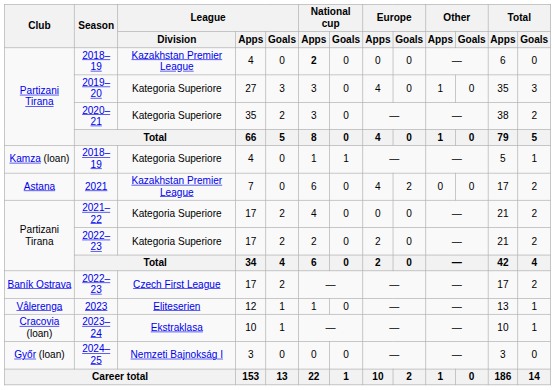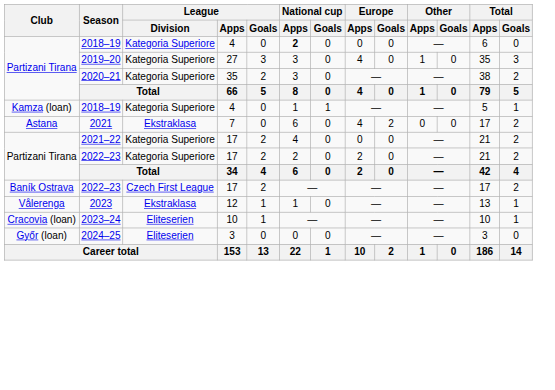(177, 61) Kazakhstan Premier League -> (170, 44) Kategoria Superiore
(177, 186) Kazakhstan Premier League -> (170, 124) Ekstraklasa
(177, 306) Eliteserien -> (170, 204) Ekstraklasa
(177, 328) Ekstraklasa -> (170, 220) Eliteserien
(177, 355) Nemzeti Bajnokság I -> (170, 236) Eliteserien
